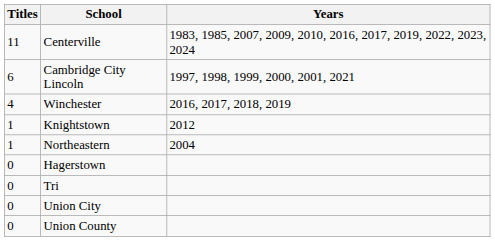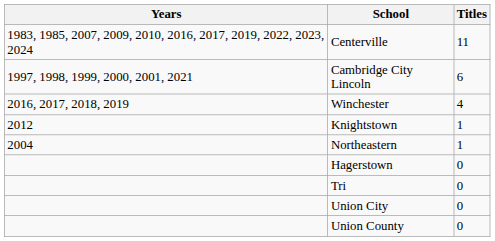columns swapped: (23, 14) <-> (328, 14)
